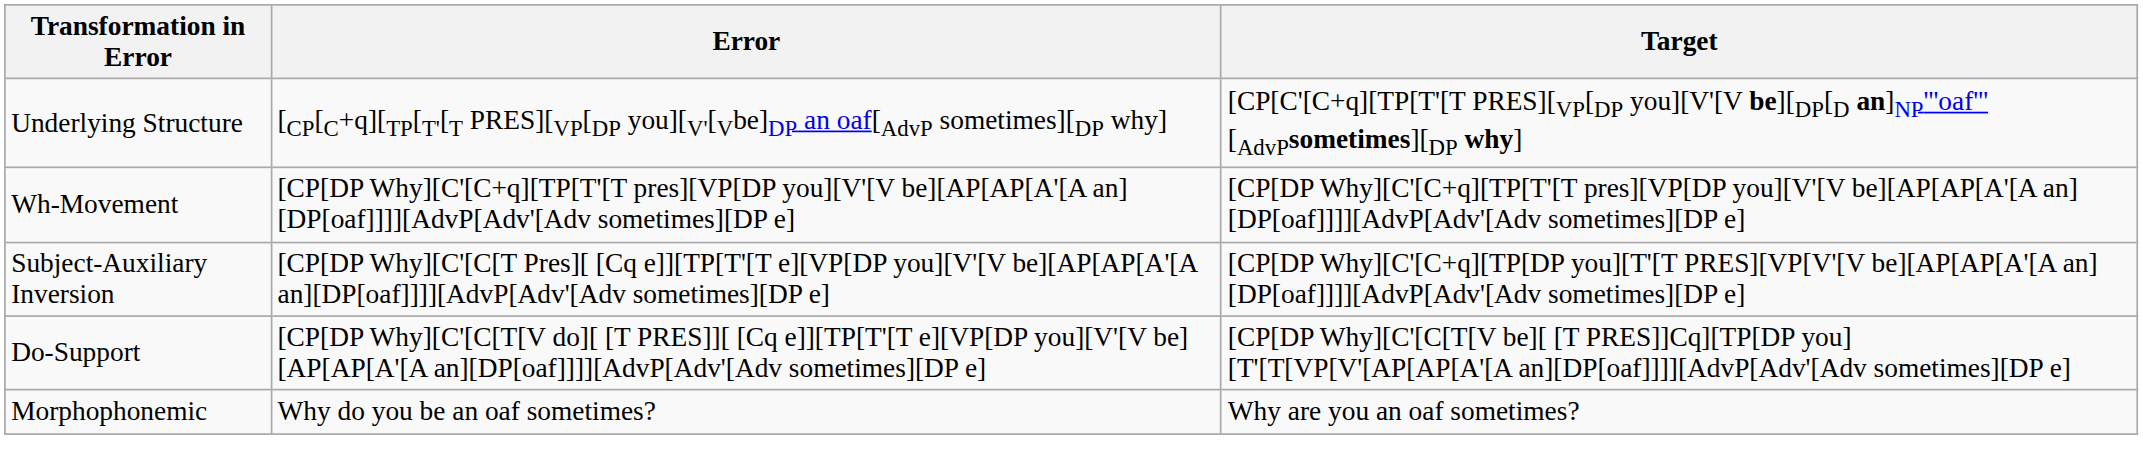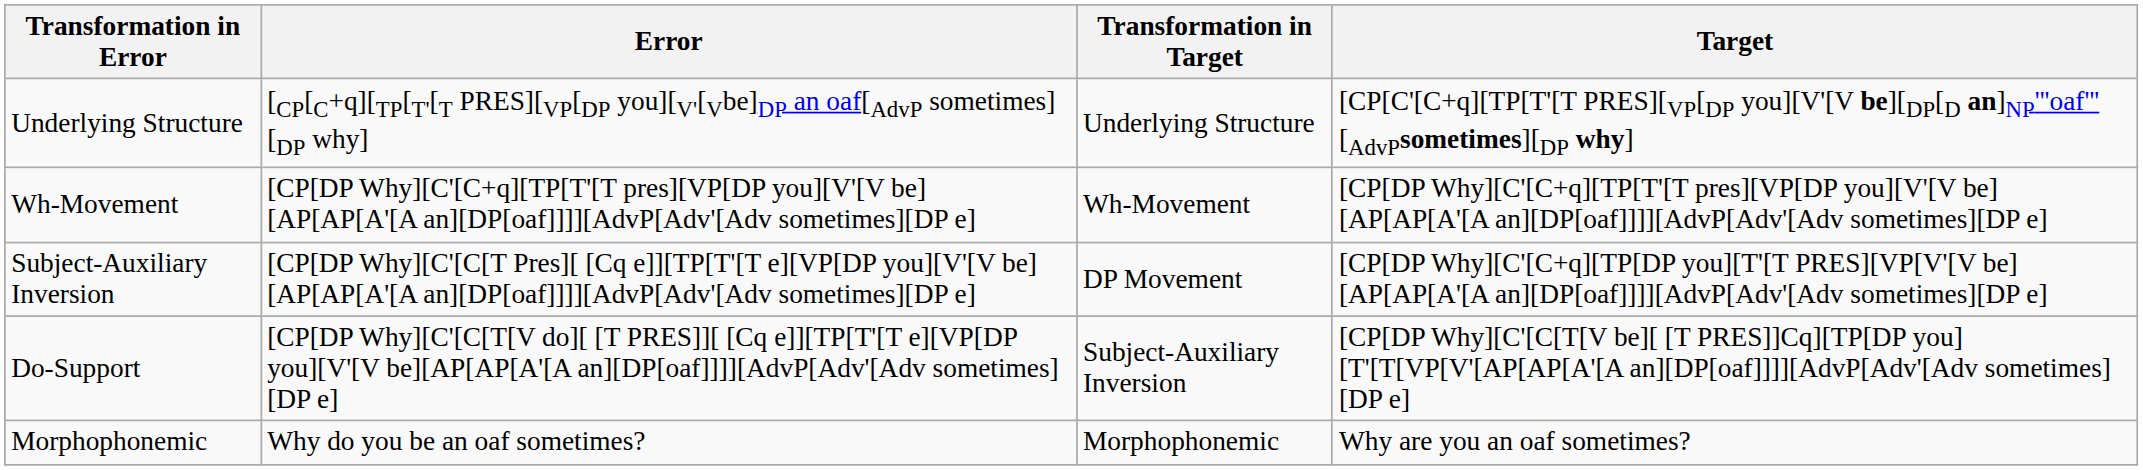+ column: (1205, 41)
